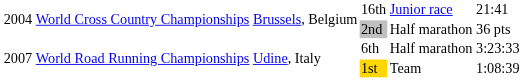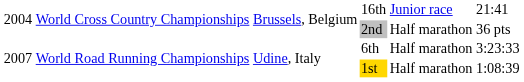(406, 68) Team -> (431, 68) Half marathon
